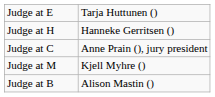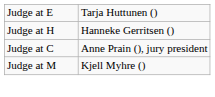- row: (30, 83)
